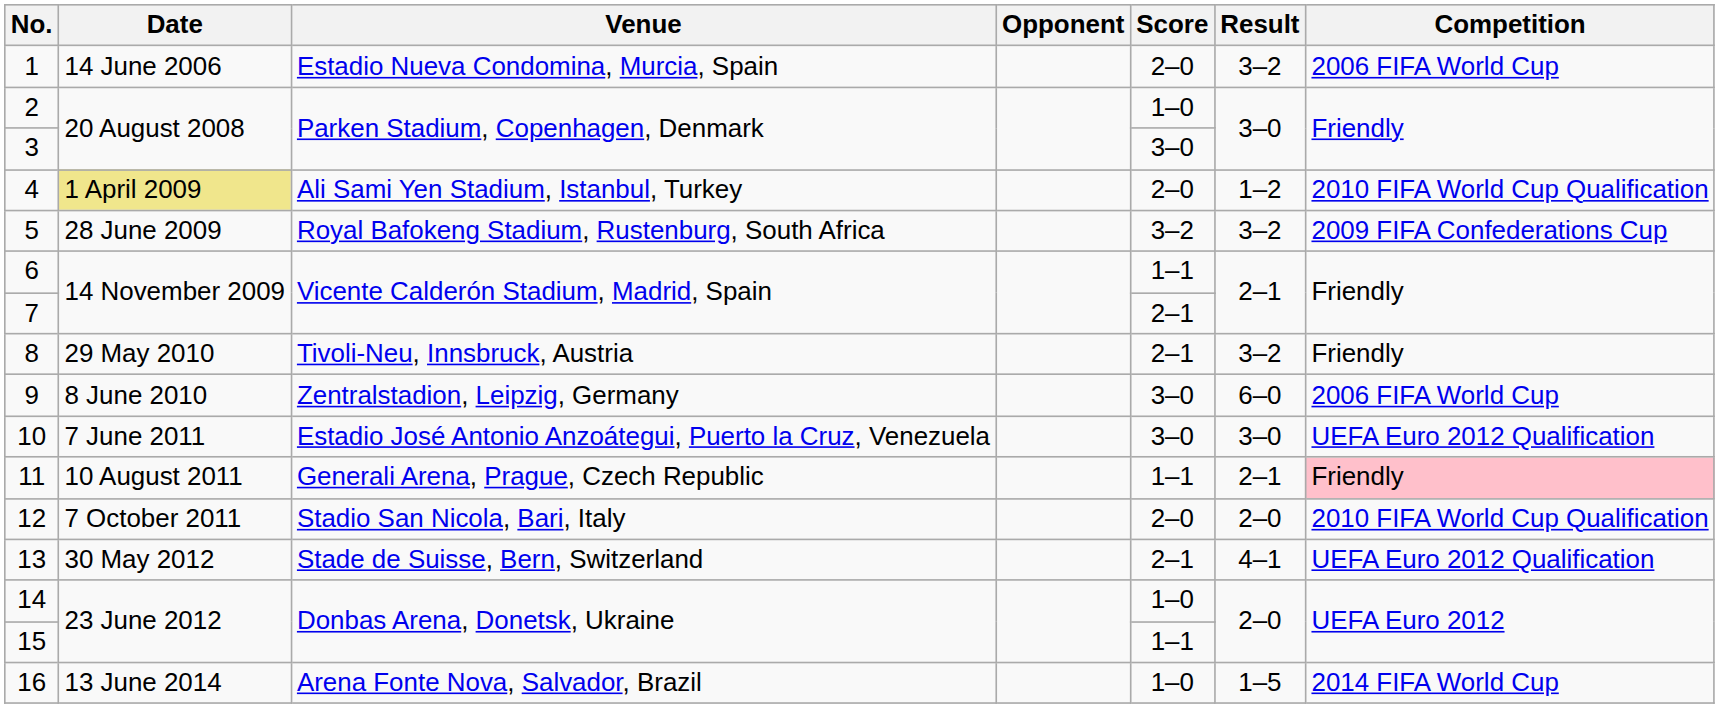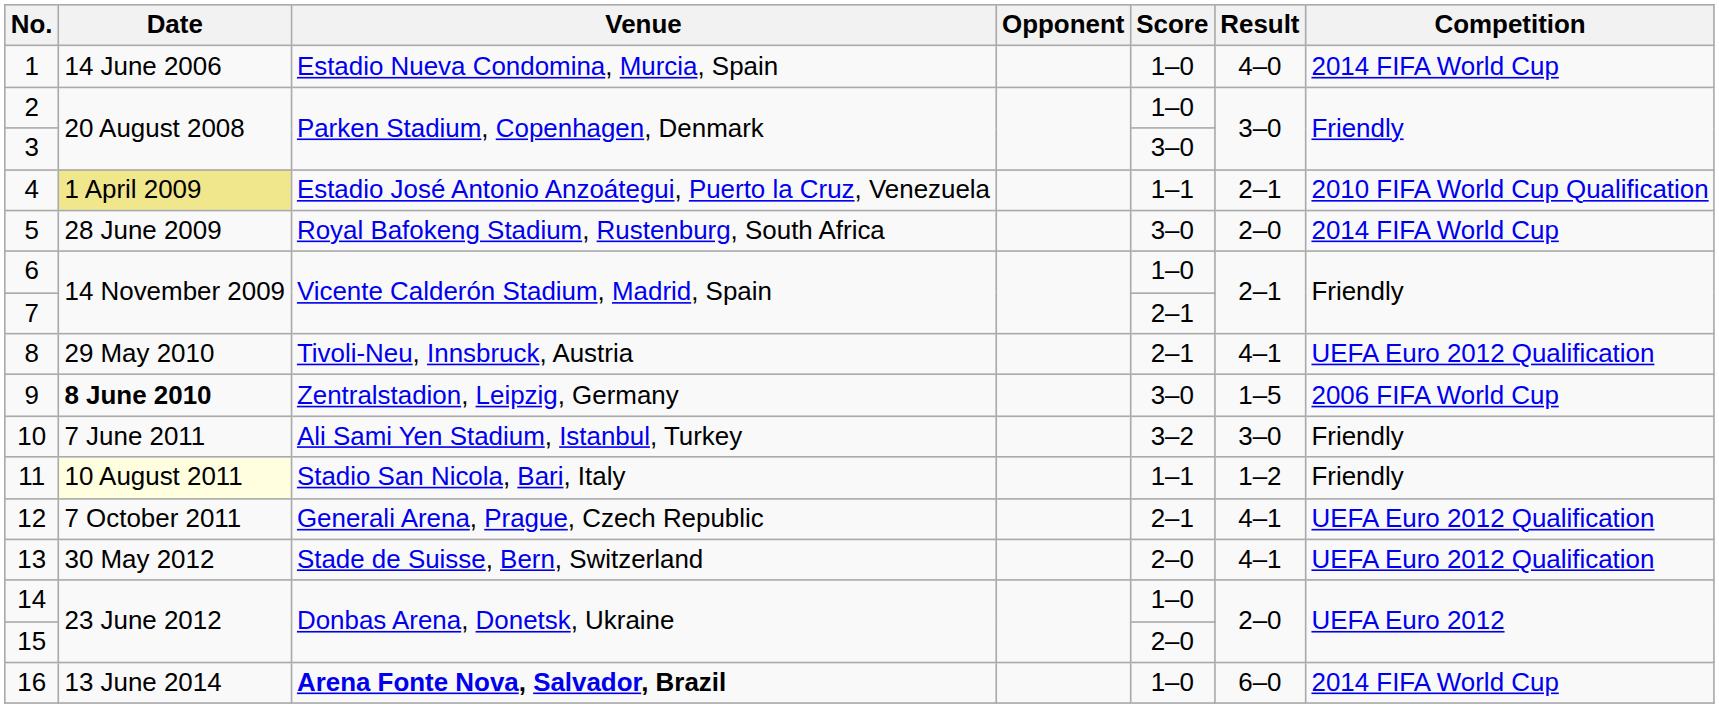(1172, 66) 2–0 -> (1172, 66) 1–0
(1260, 66) 3–2 -> (1260, 66) 4–0
(1435, 66) 2006 FIFA World Cup -> (1435, 66) 2014 FIFA World Cup
(520, 189) Ali Sami Yen Stadium, Istanbul, Turkey -> (643, 189) Estadio José Antonio Anzoátegui, Puerto la Cruz, Venezuela
(1172, 189) 2–0 -> (1172, 189) 1–1
(1260, 189) 1–2 -> (1260, 189) 2–1
(1172, 230) 3–2 -> (1172, 230) 3–0
(1260, 230) 3–2 -> (1260, 230) 2–0
(1489, 230) 2009 FIFA Confederations Cup -> (1435, 230) 2014 FIFA World Cup
(1172, 271) 1–1 -> (1172, 271) 1–0
(1260, 353) 3–2 -> (1260, 353) 4–1
(1358, 353) Friendly -> (1483, 353) UEFA Euro 2012 Qualification
(136, 395) normal -> (138, 395) bold
(1260, 395) 6–0 -> (1260, 395) 1–5
(643, 436) Estadio José Antonio Anzoátegui, Puerto la Cruz, Venezuela -> (520, 436) Ali Sami Yen Stadium, Istanbul, Turkey
(1172, 436) 3–0 -> (1172, 436) 3–2
(1483, 436) UEFA Euro 2012 Qualification -> (1358, 436) Friendly
(154, 477) no background -> (154, 477) lightyellow background
(530, 477) Generali Arena, Prague, Czech Republic -> (461, 477) Stadio San Nicola, Bari, Italy
(1260, 477) 2–1 -> (1260, 477) 1–2
(1358, 477) pink background -> (1358, 477) no background
(461, 518) Stadio San Nicola, Bari, Italy -> (530, 518) Generali Arena, Prague, Czech Republic
(1172, 518) 2–0 -> (1172, 518) 2–1
(1260, 518) 2–0 -> (1260, 518) 4–1
(1510, 518) 2010 FIFA World Cup Qualification -> (1483, 518) UEFA Euro 2012 Qualification
(1172, 559) 2–1 -> (1172, 559) 2–0
(1172, 641) 1–1 -> (1172, 641) 2–0
(499, 682) normal -> (512, 682) bold
(1260, 682) 1–5 -> (1260, 682) 6–0
